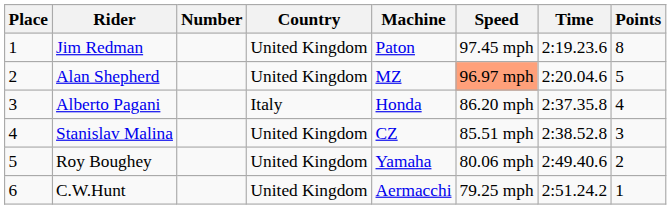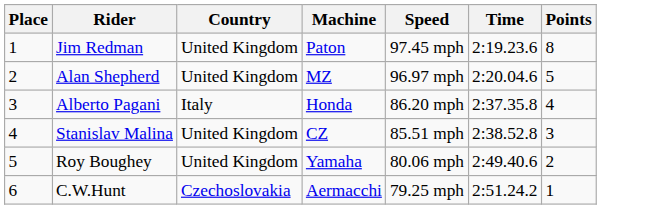- column: (212, 18)
(497, 76) lightsalmon background -> (427, 76) no background
(309, 190) United Kingdom -> (236, 190) Czechoslovakia
